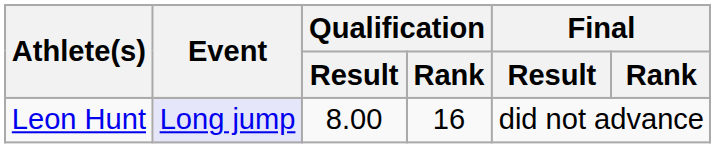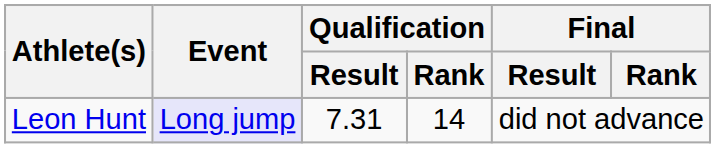(354, 120) 8.00 -> (354, 120) 7.31
(449, 120) 16 -> (449, 120) 14
